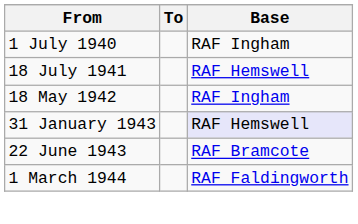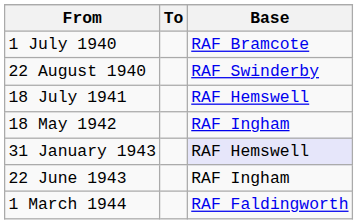(240, 45) RAF Ingham -> (250, 45) RAF Bramcote
+ row: (77, 71)
(250, 151) RAF Bramcote -> (240, 178) RAF Ingham
